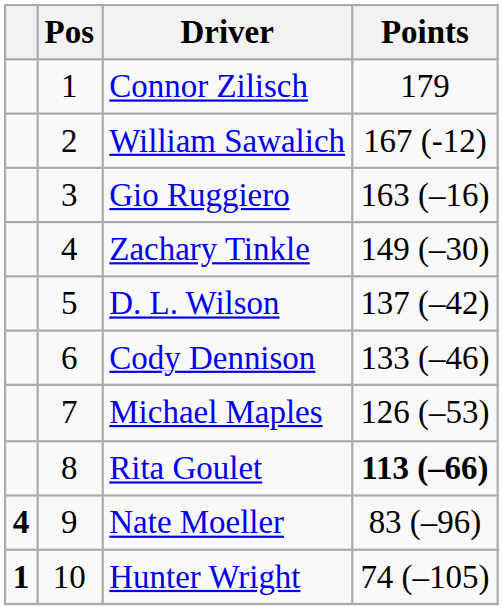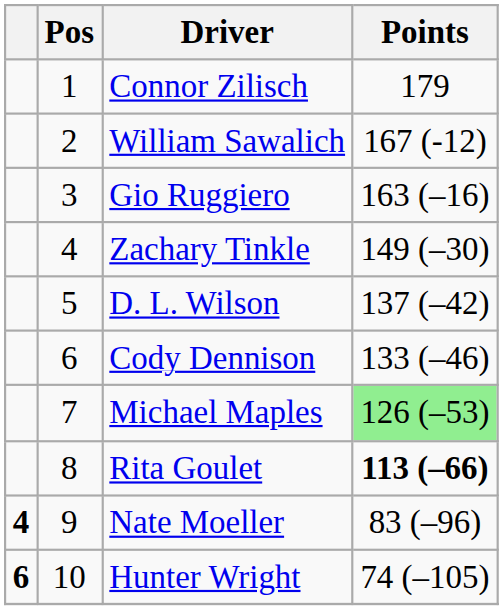(425, 412) no background -> (425, 412) lightgreen background
(21, 575) 1 -> (21, 575) 6
